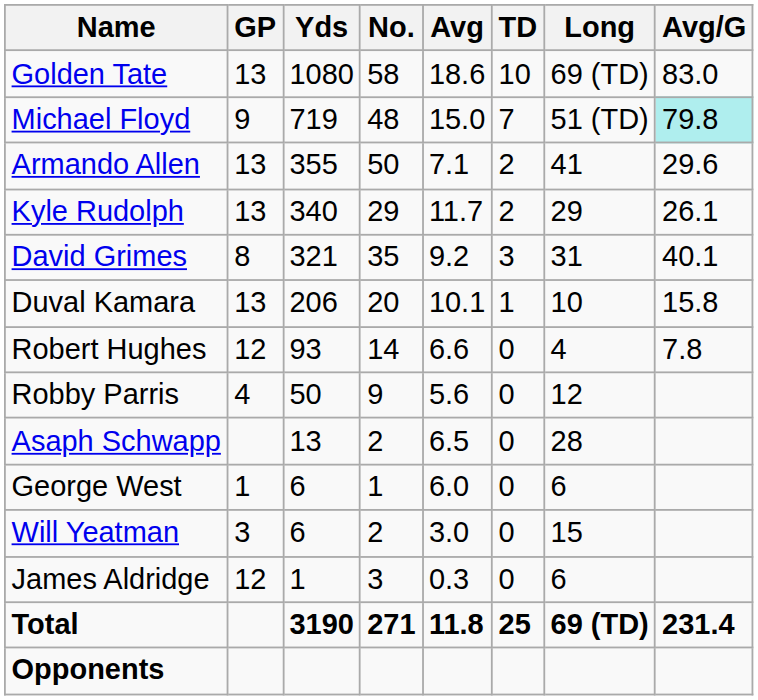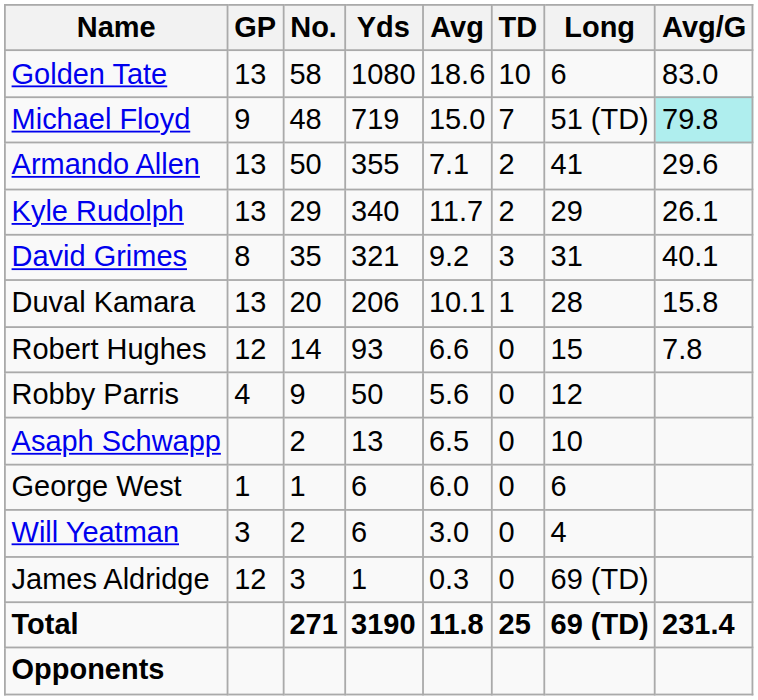columns swapped: (391, 27) <-> (322, 27)
(600, 73) 69 (TD) -> (559, 73) 6
(567, 303) 10 -> (567, 303) 28
(559, 348) 4 -> (567, 348) 15
(567, 440) 28 -> (567, 440) 10
(567, 532) 15 -> (559, 532) 4
(559, 578) 6 -> (600, 578) 69 (TD)
